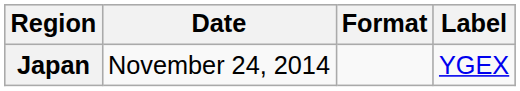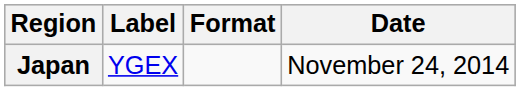columns swapped: (219, 24) <-> (474, 24)
